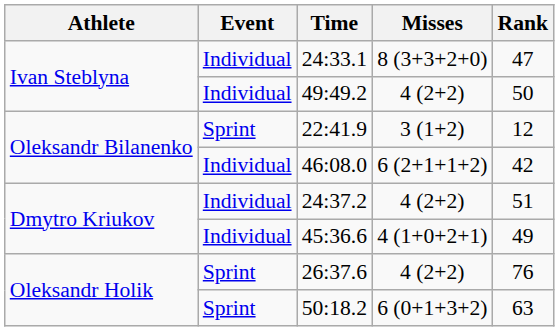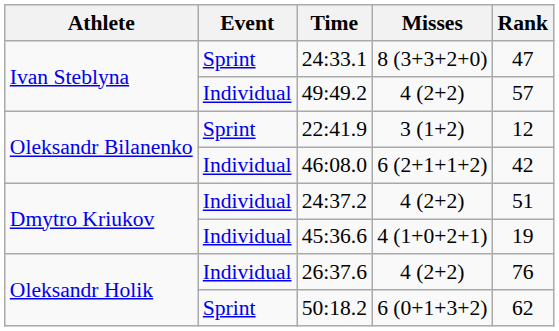(247, 58) Individual -> (229, 58) Sprint
(523, 93) 50 -> (523, 93) 57
(523, 236) 49 -> (523, 236) 19
(229, 272) Sprint -> (247, 272) Individual
(523, 307) 63 -> (523, 307) 62
